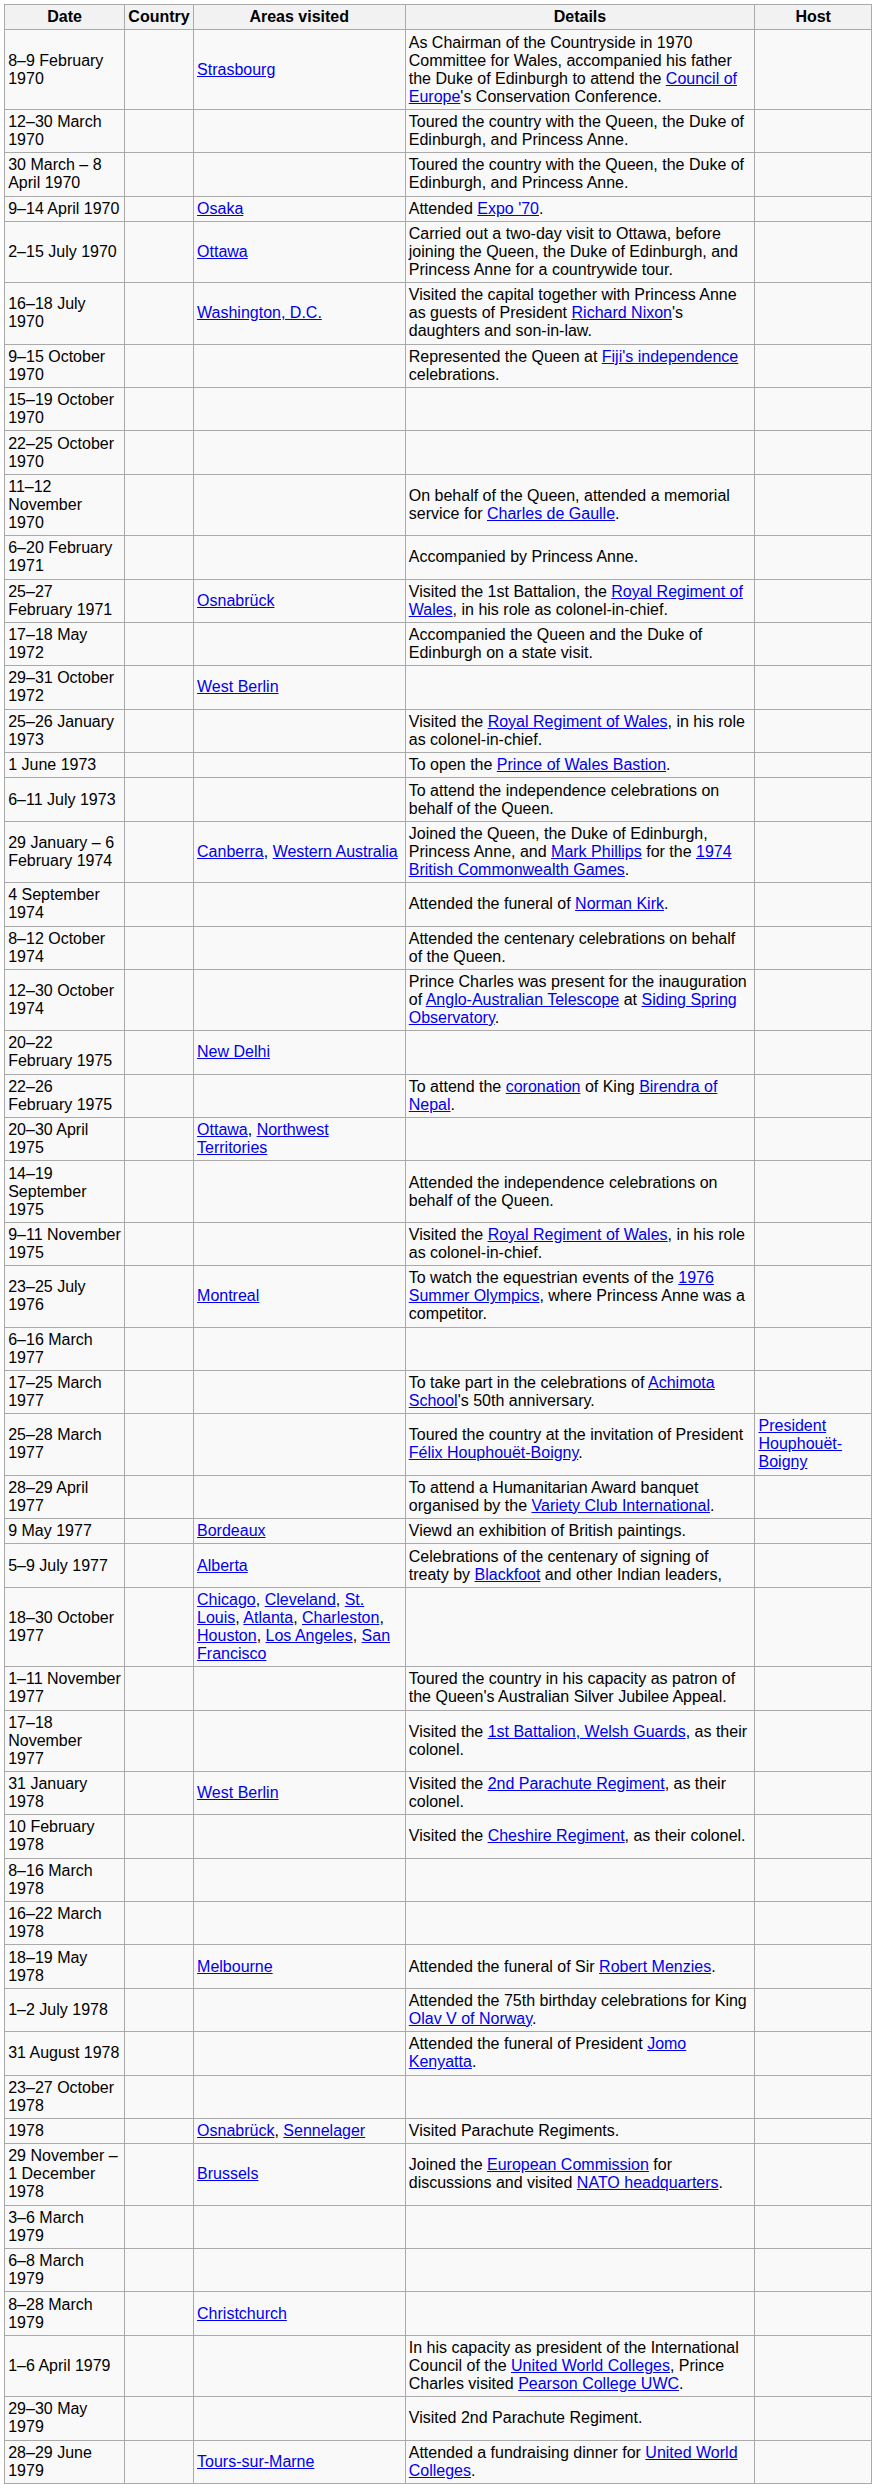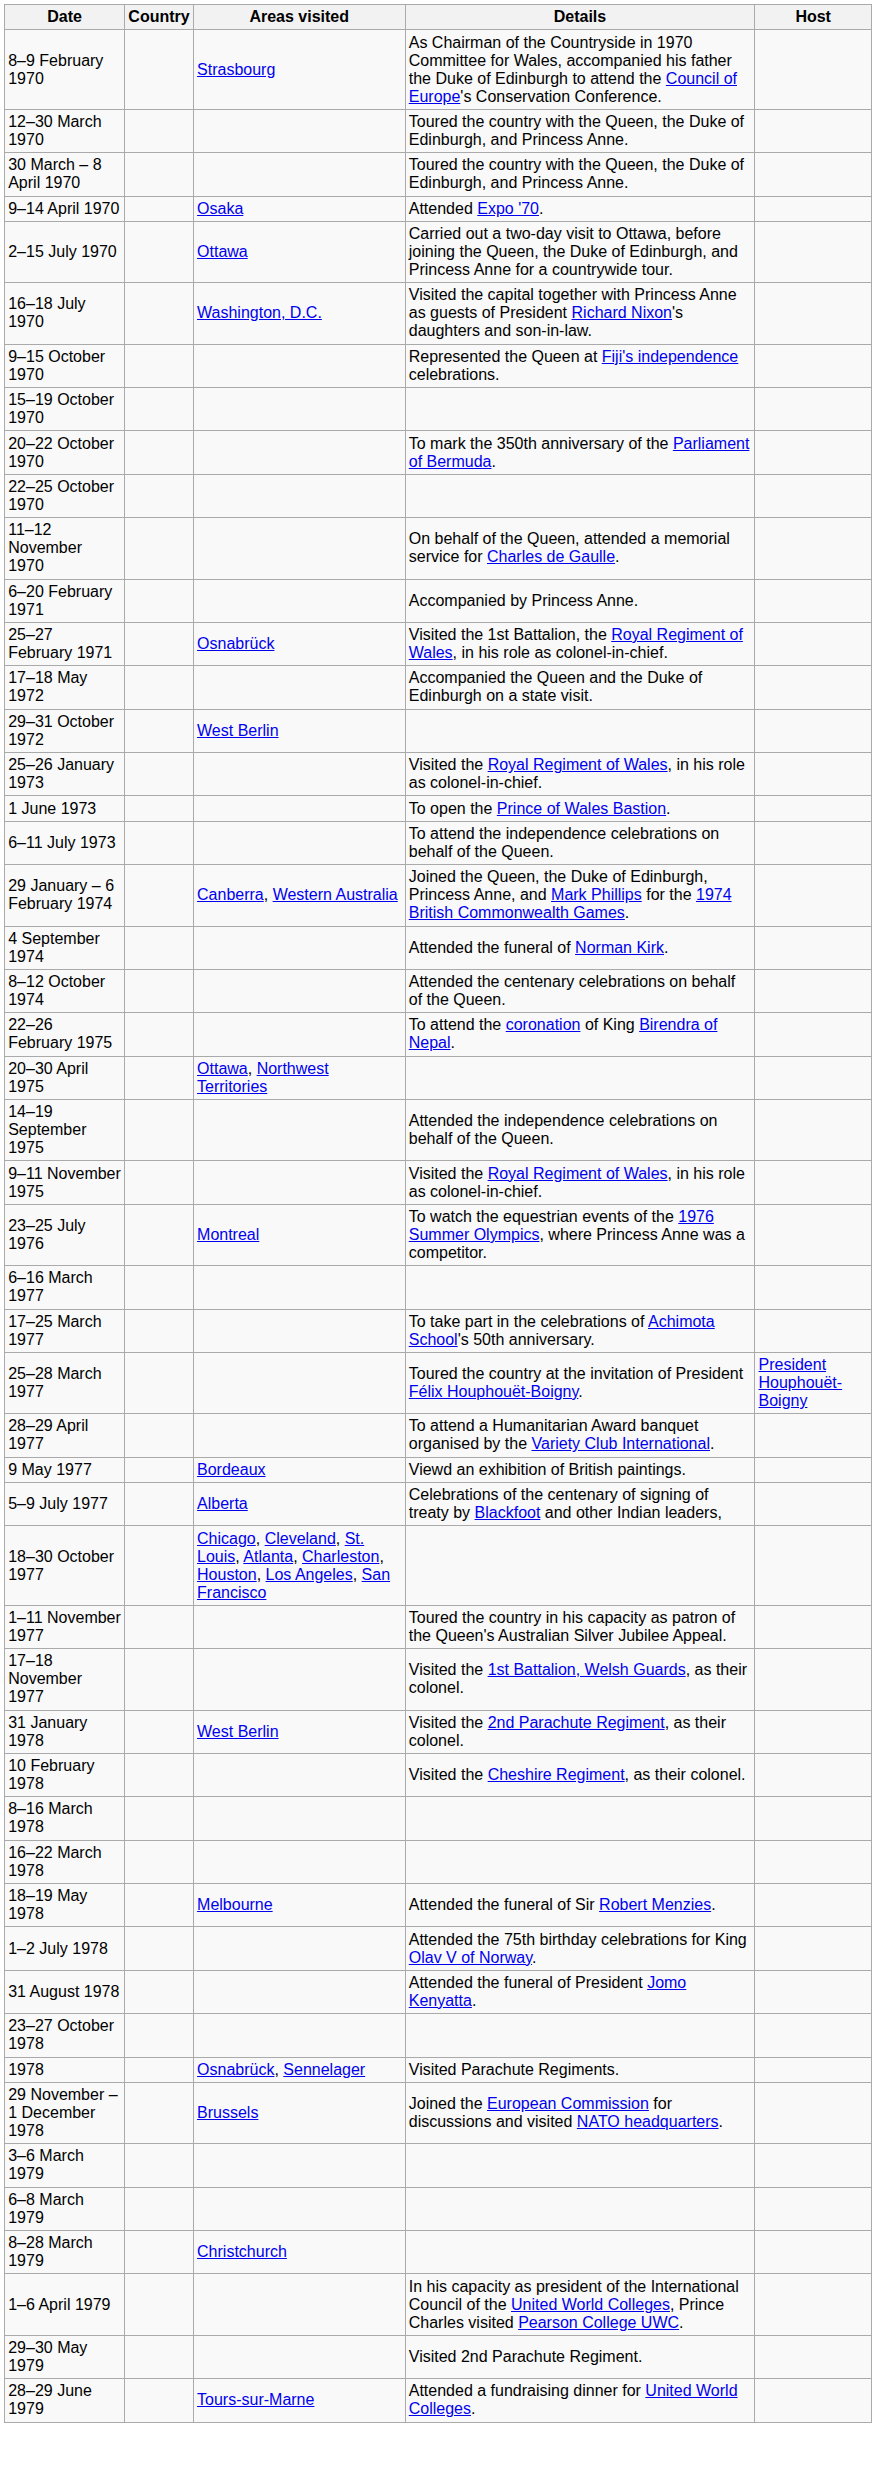+ row: (61, 452)
- row: (61, 1000)
- row: (60, 1052)
